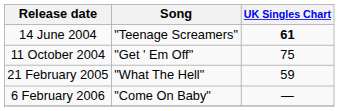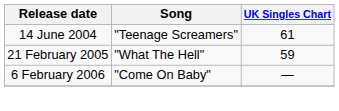(287, 34) bold -> (287, 34) normal
- row: (58, 55)
